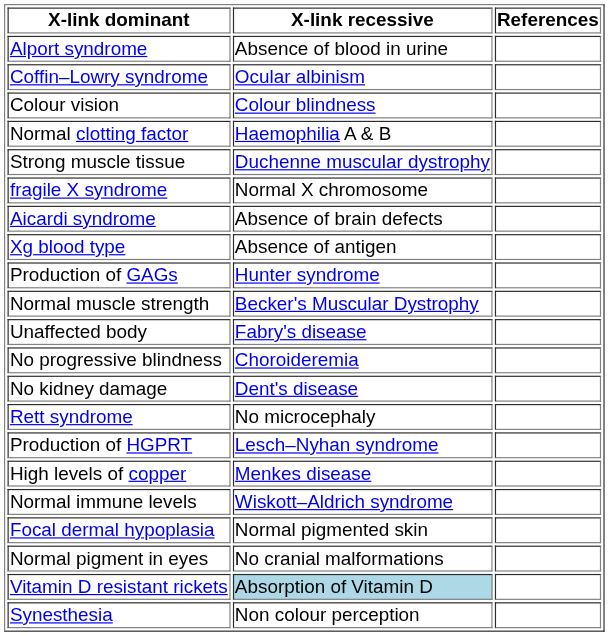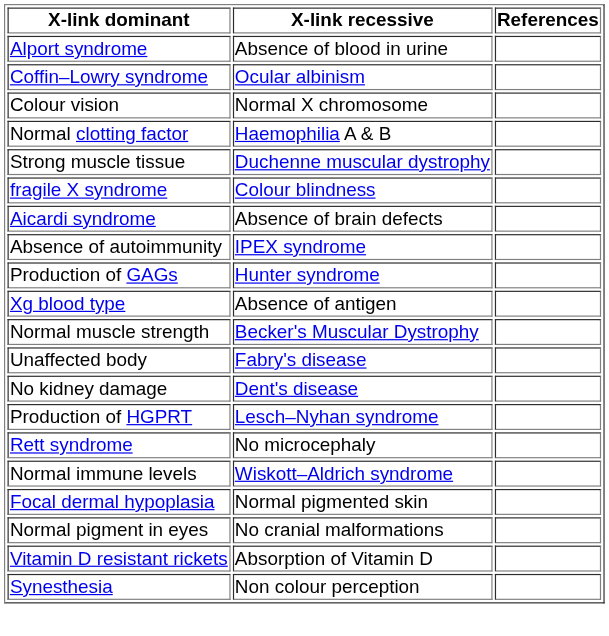(305, 105) Colour blindness -> (331, 105) Normal X chromosome
(331, 190) Normal X chromosome -> (305, 190) Colour blindness
+ row: (116, 246)
rows swapped: (68, 246) <-> (94, 275)
- row: (116, 360)
rows swapped: (71, 416) <-> (101, 445)
- row: (98, 473)
(334, 586) lightblue background -> (334, 558) no background
